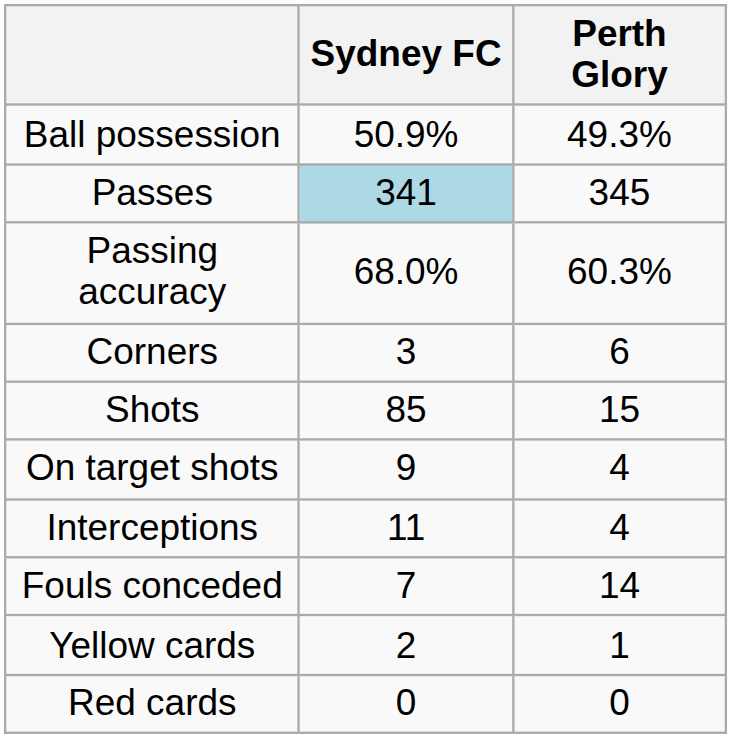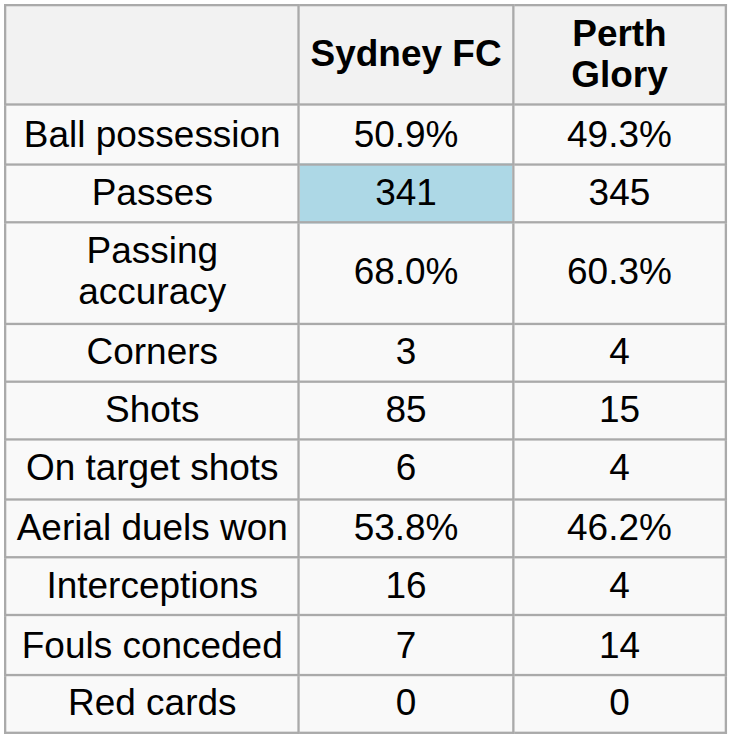(619, 351) 6 -> (619, 351) 4
(406, 468) 9 -> (406, 468) 6
+ row: (152, 527)
(406, 527) 11 -> (406, 585) 16
- row: (152, 644)
